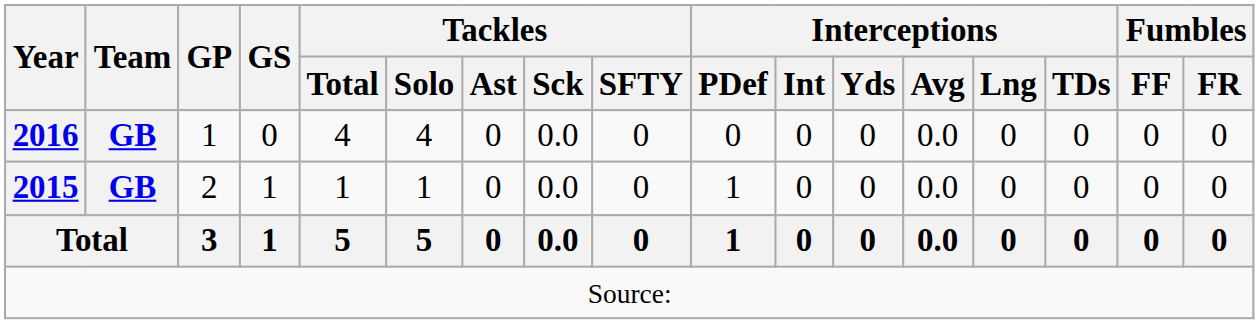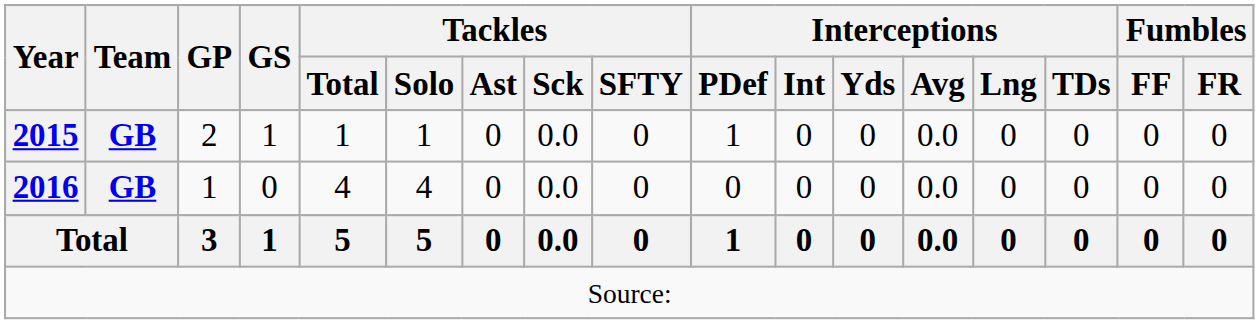rows swapped: (46, 187) <-> (46, 135)
